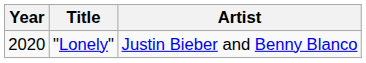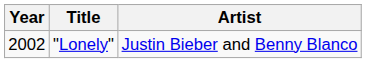(27, 44) 2020 -> (27, 44) 2002
